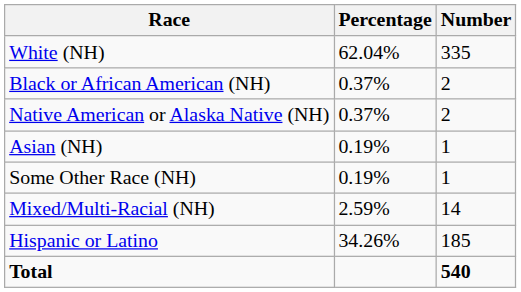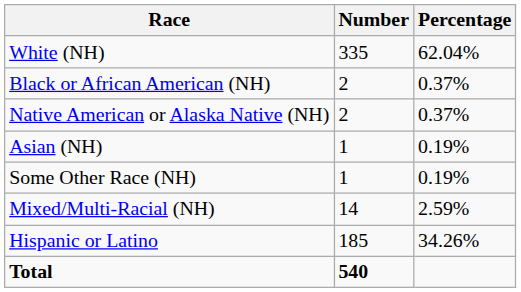columns swapped: (476, 20) <-> (385, 20)
